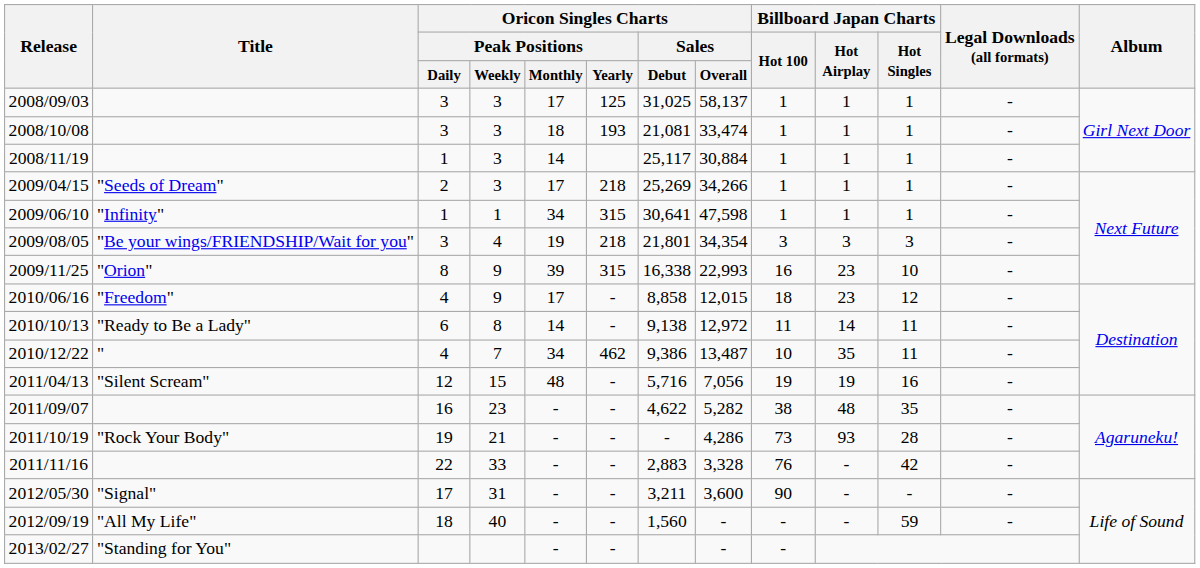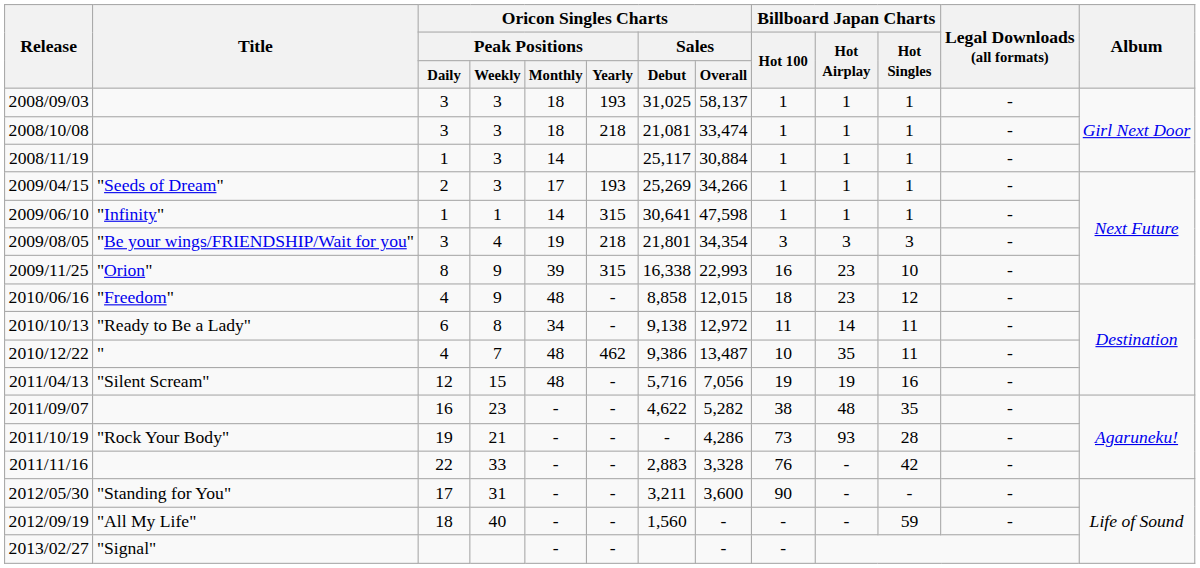(556, 102) 17 -> (556, 102) 18
(613, 102) 125 -> (613, 102) 193
(613, 130) 193 -> (613, 130) 218
(613, 185) 218 -> (613, 185) 193
(556, 213) 34 -> (556, 213) 14
(556, 297) 17 -> (556, 297) 48
(556, 325) 14 -> (556, 325) 34
(556, 353) 34 -> (556, 353) 48
(127, 492) "Signal" -> (164, 492) "Standing for You"
(164, 548) "Standing for You" -> (127, 548) "Signal"
